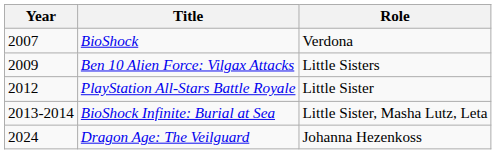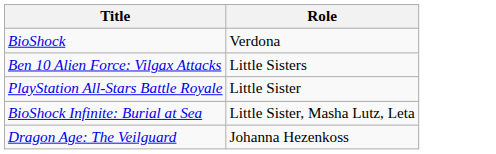- column: (41, 16)
